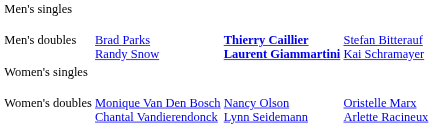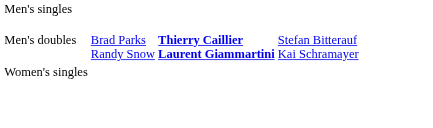- row: (48, 103)
